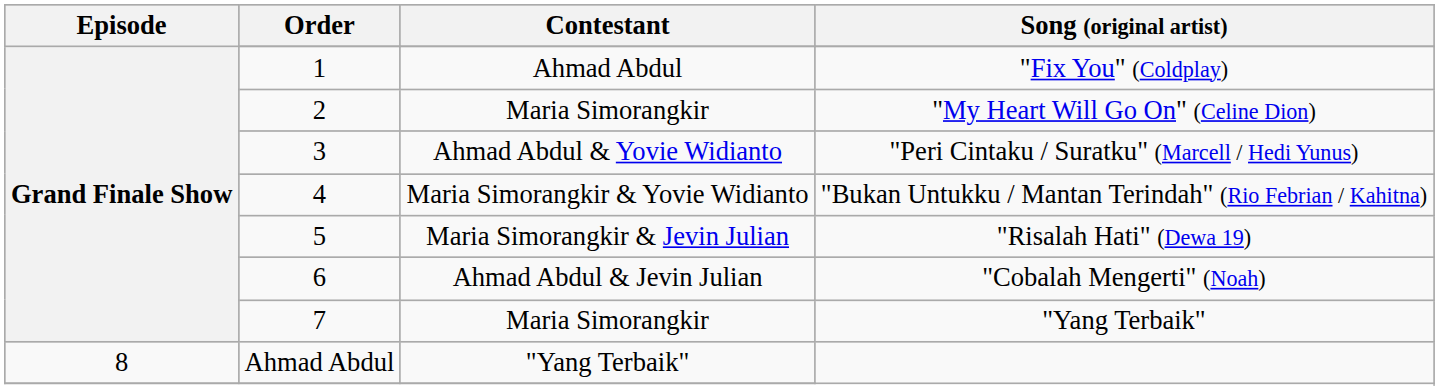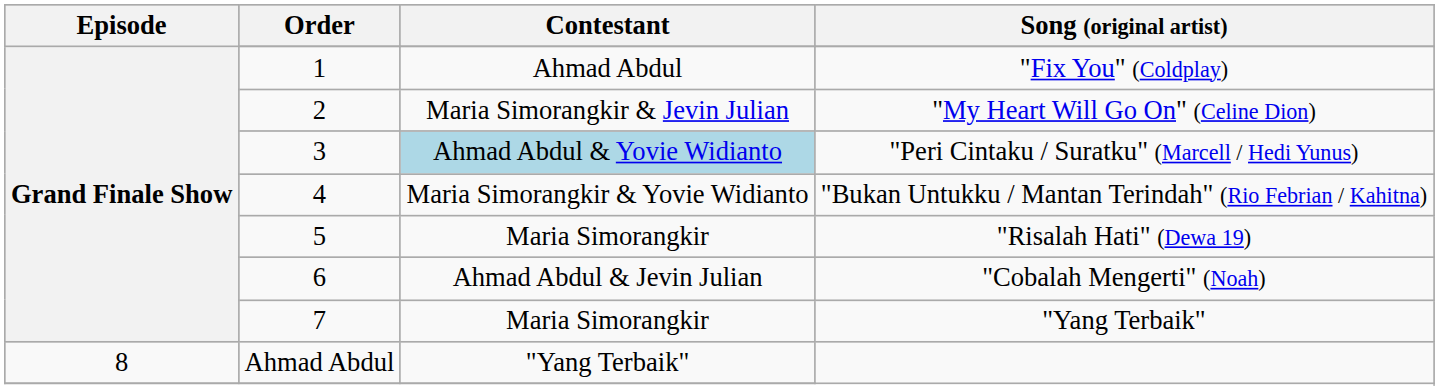(608, 109) Maria Simorangkir -> (608, 109) Maria Simorangkir & Jevin Julian
(608, 151) no background -> (608, 151) lightblue background
(608, 236) Maria Simorangkir & Jevin Julian -> (608, 236) Maria Simorangkir
